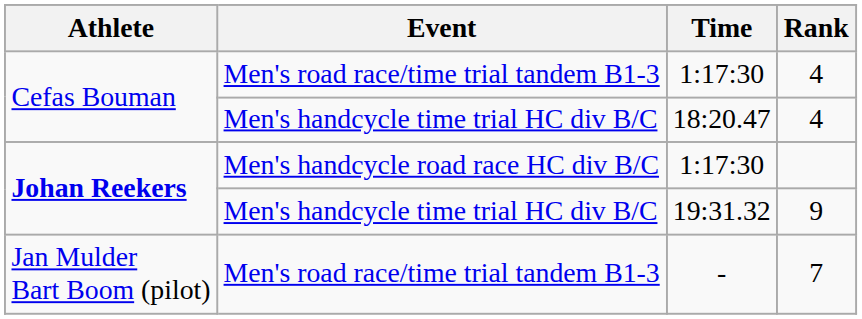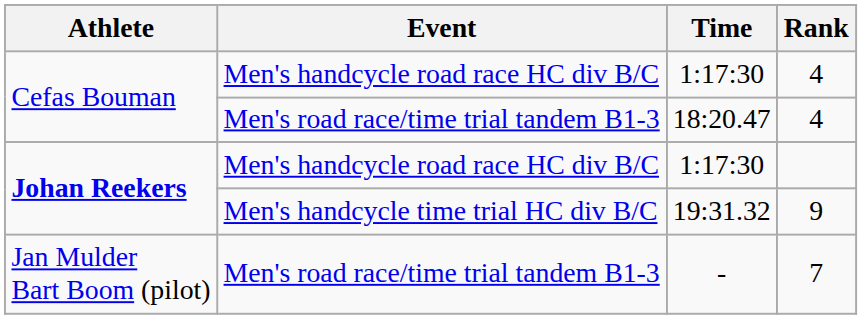(442, 73) Men's road race/time trial tandem B1-3 -> (441, 73) Men's handcycle road race HC div B/C
(441, 119) Men's handcycle time trial HC div B/C -> (442, 119) Men's road race/time trial tandem B1-3
